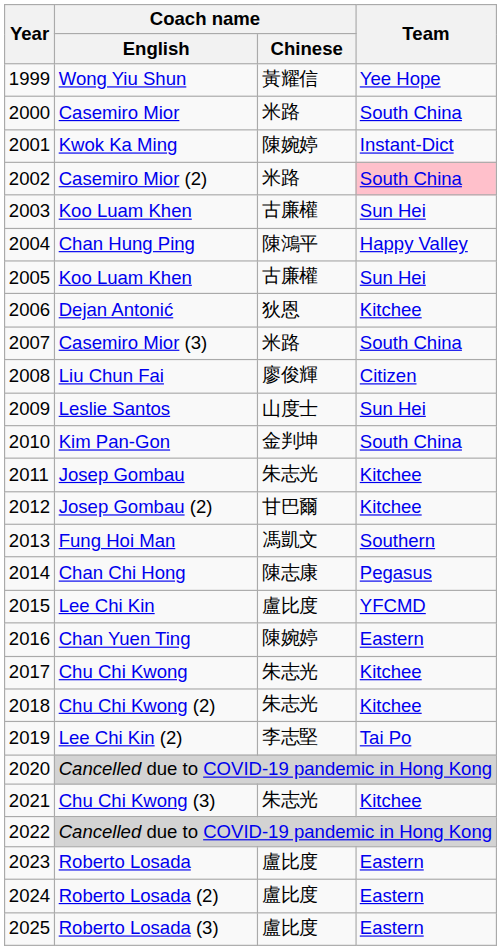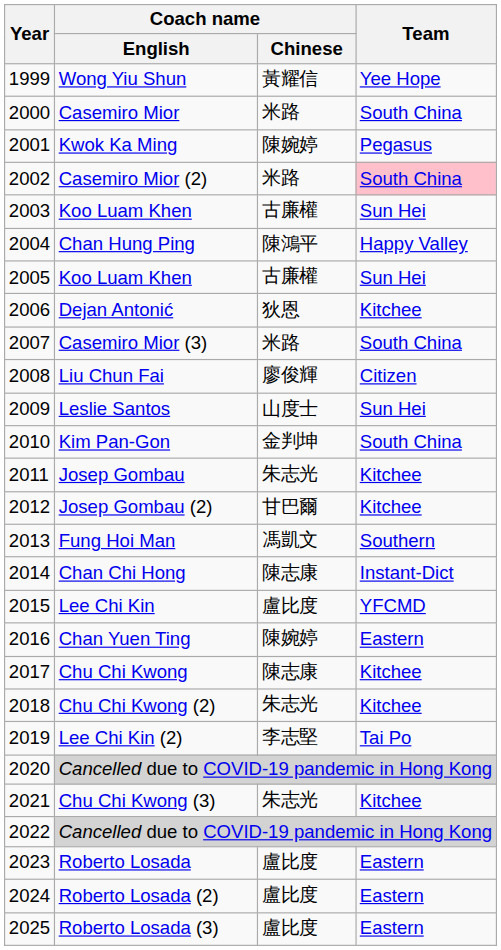(407, 145) Instant-Dict -> (396, 145) Pegasus
(396, 573) Pegasus -> (407, 573) Instant-Dict
(290, 671) 朱志光 -> (290, 671) 陳志康
